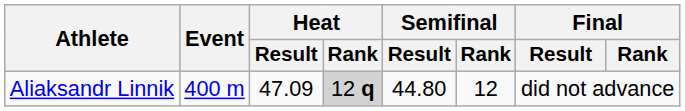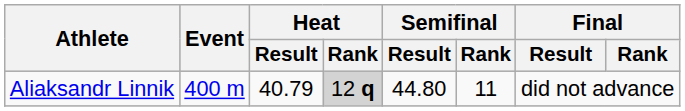(286, 89) 47.09 -> (286, 89) 40.79
(486, 89) 12 -> (486, 89) 11
